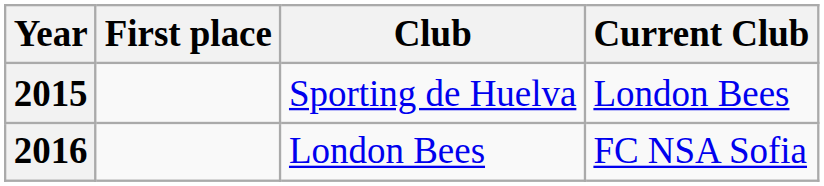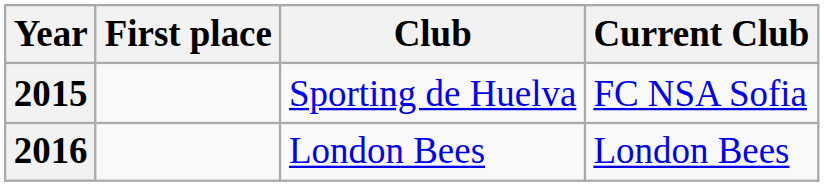(691, 92) London Bees -> (700, 92) FC NSA Sofia
(700, 151) FC NSA Sofia -> (691, 151) London Bees
